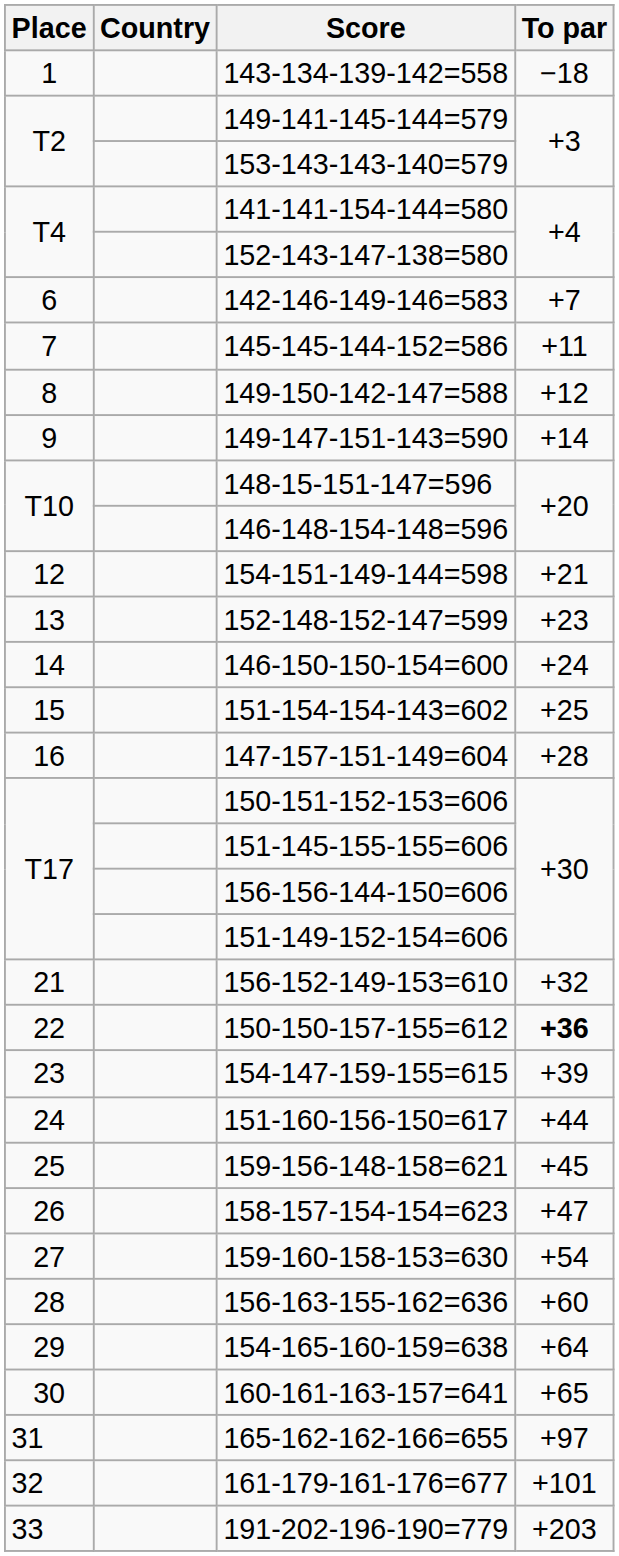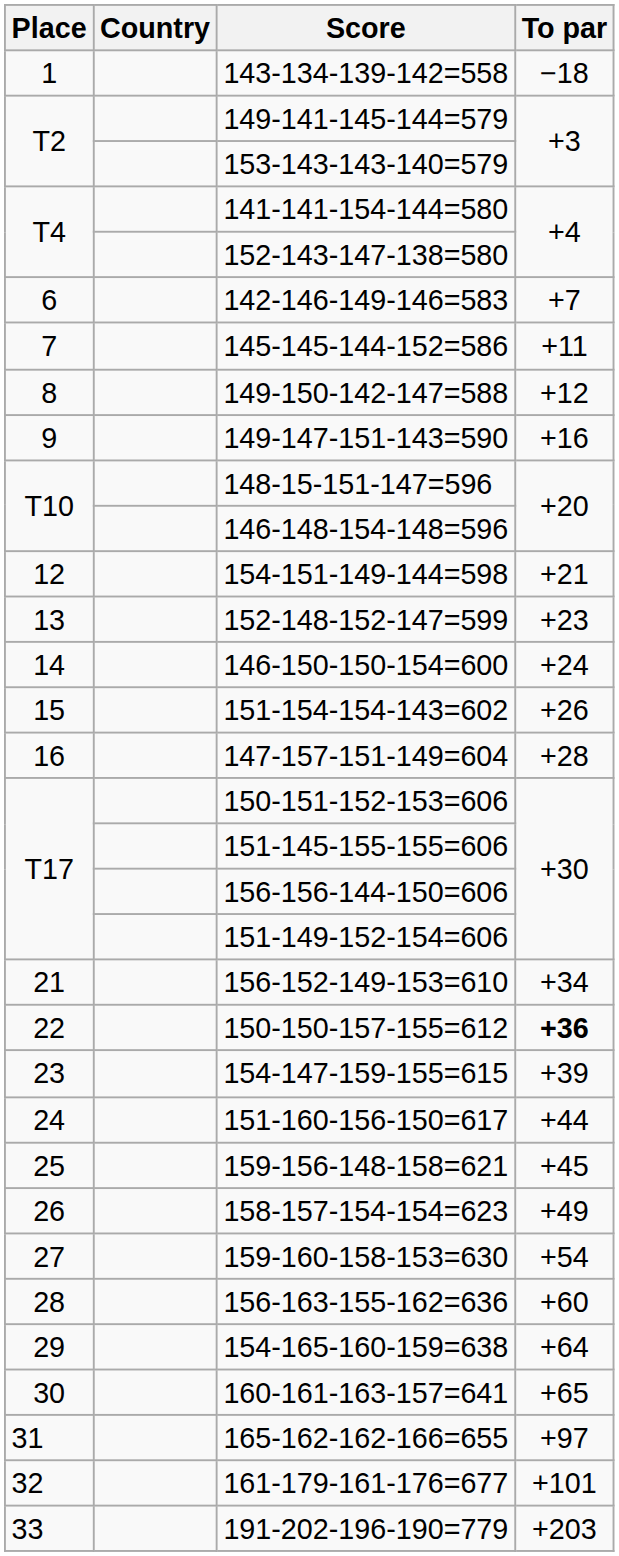(564, 437) +14 -> (564, 437) +16
(564, 710) +25 -> (564, 710) +26
(564, 983) +32 -> (564, 983) +34
(564, 1210) +47 -> (564, 1210) +49
